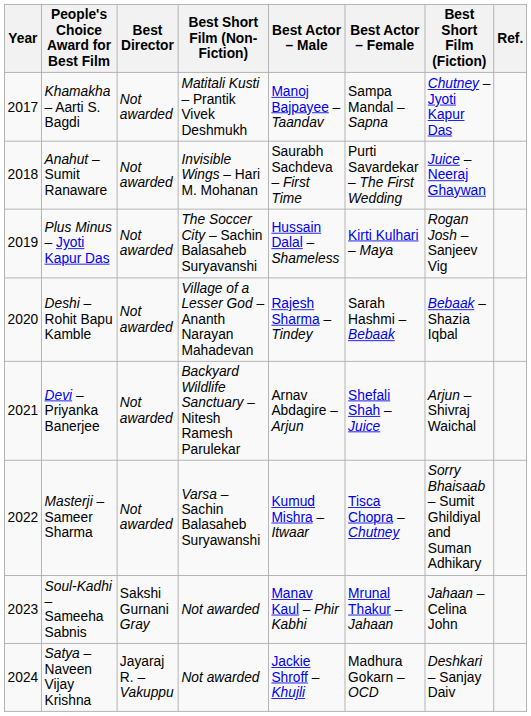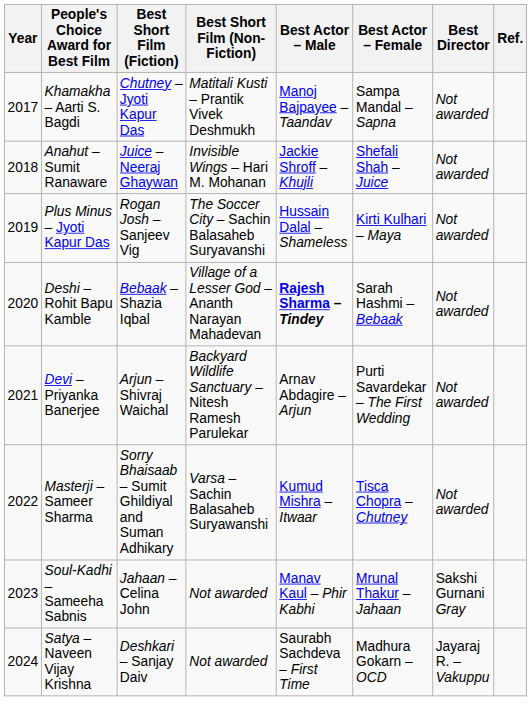columns swapped: (459, 38) <-> (147, 38)
(302, 175) Saurabh Sachdeva – First Time -> (303, 167) Jackie Shroff – Khujli
(383, 175) Purti Savardekar – The First Wedding -> (378, 167) Shefali Shah – Juice
(301, 319) normal -> (310, 303) bold
(370, 410) Shefali Shah – Juice -> (391, 395) Purti Savardekar – The First Wedding
(295, 677) Jackie Shroff – Khujli -> (310, 662) Saurabh Sachdeva – First Time
